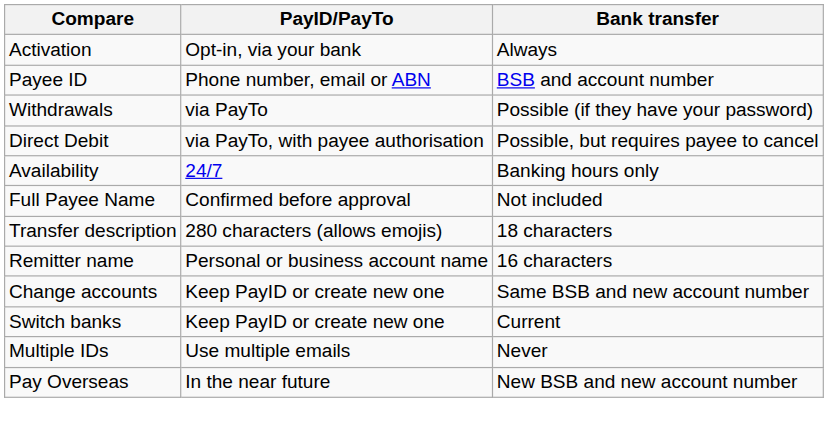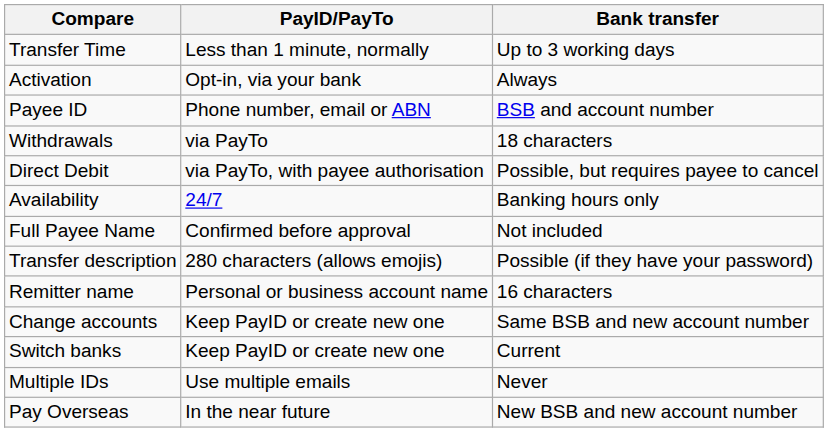+ row: (67, 49)
(655, 110) Possible (if they have your password) -> (554, 140) 18 characters
(554, 230) 18 characters -> (655, 261) Possible (if they have your password)
